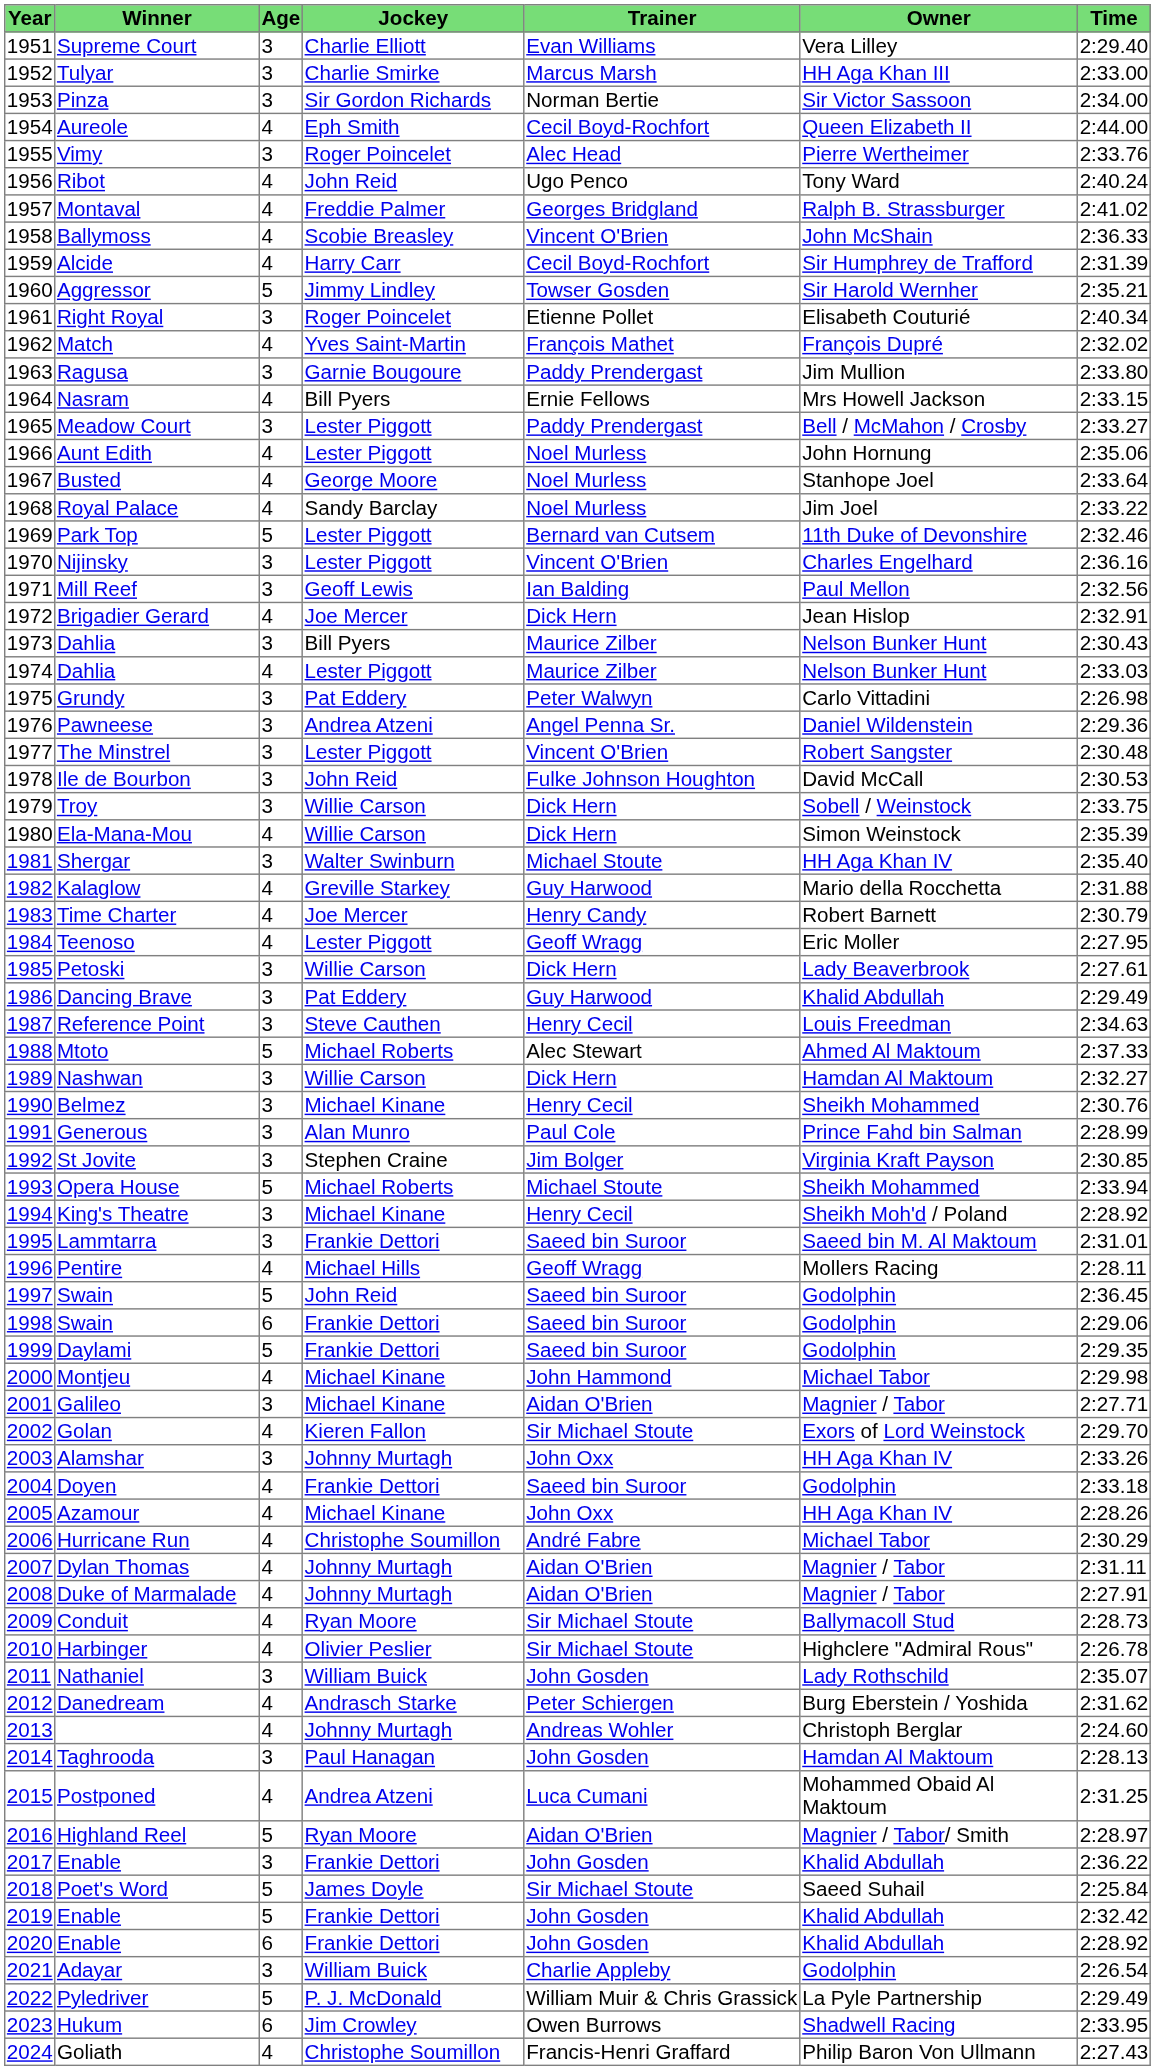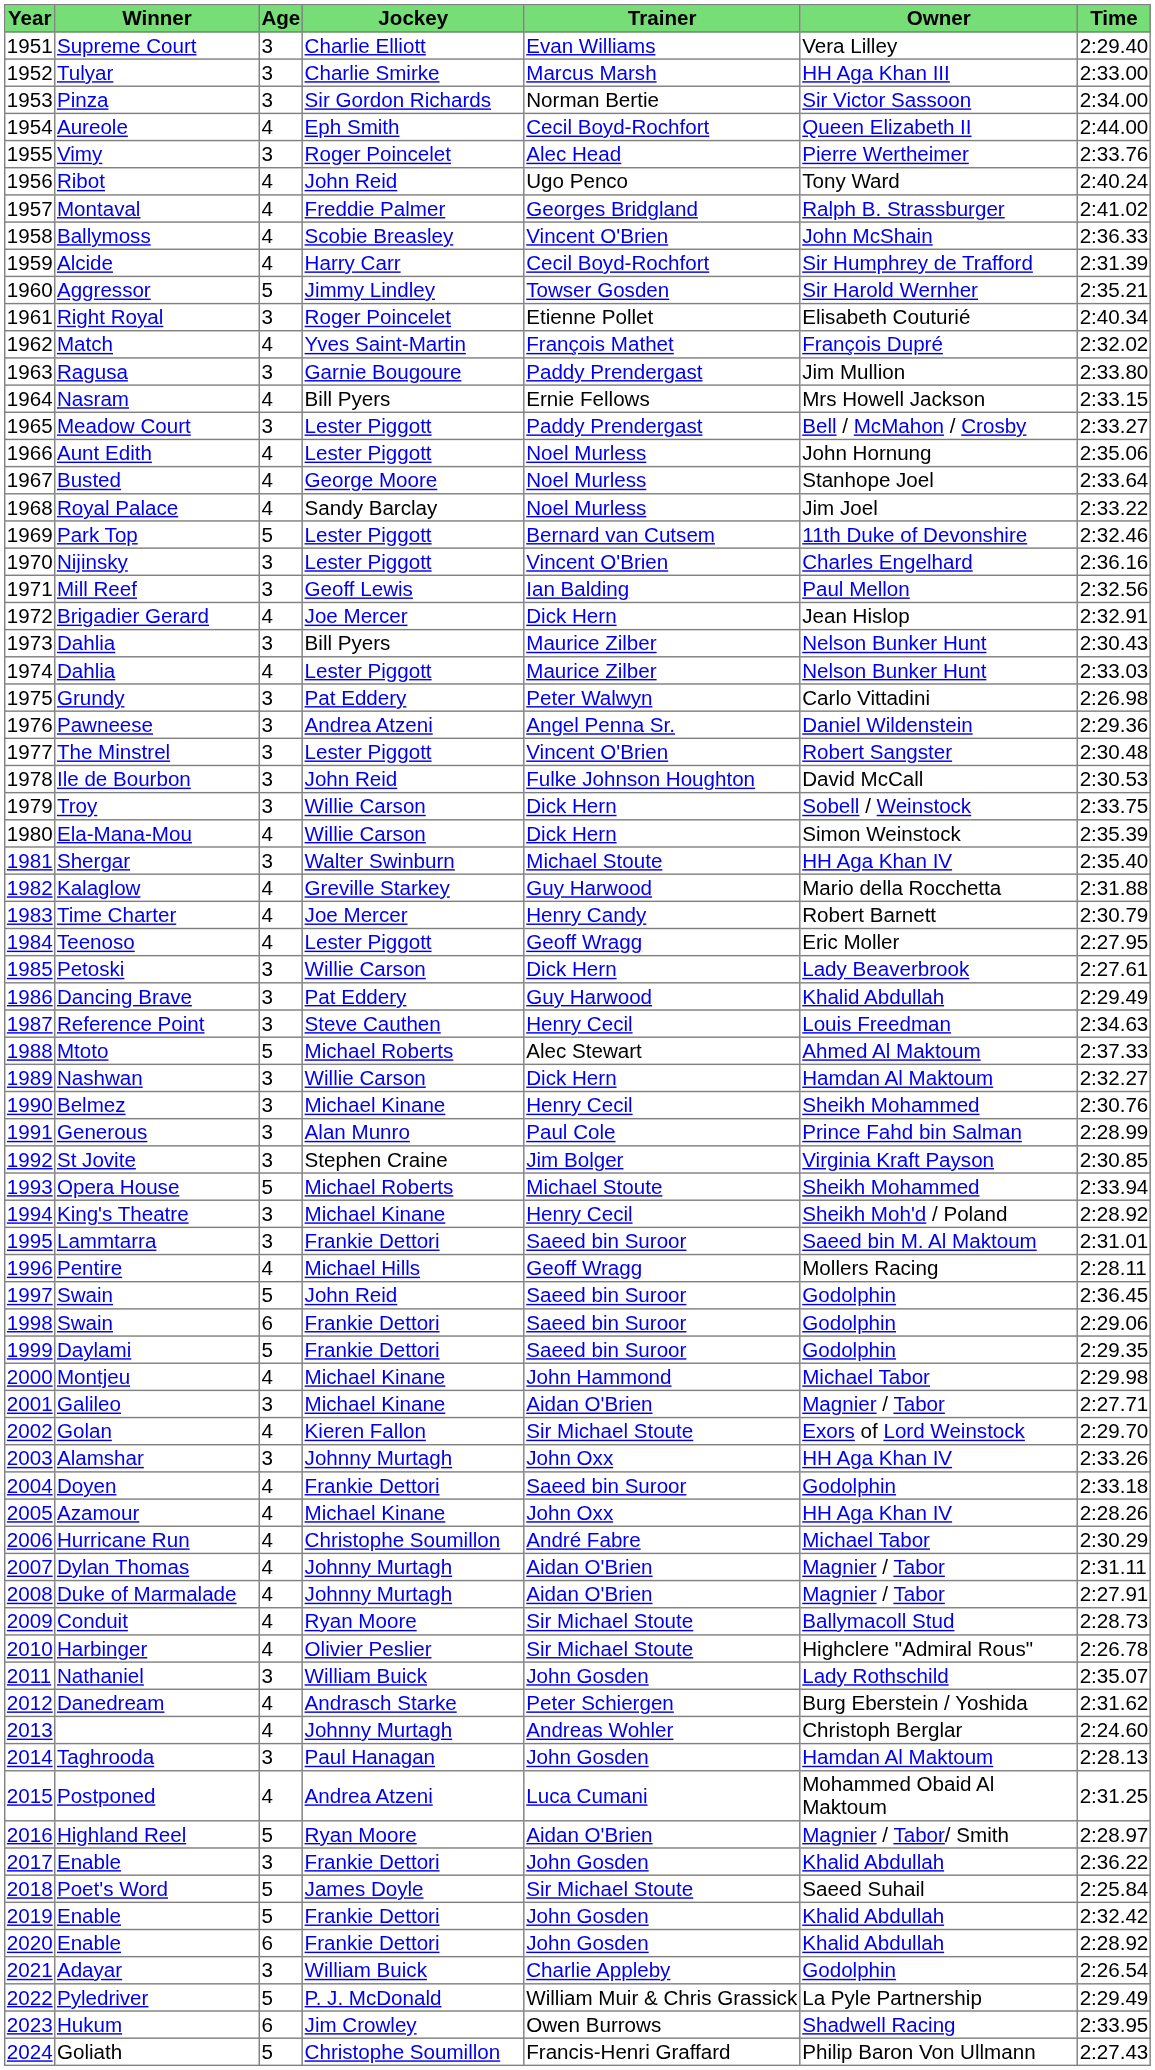(267, 2052) 4 -> (267, 2052) 5
